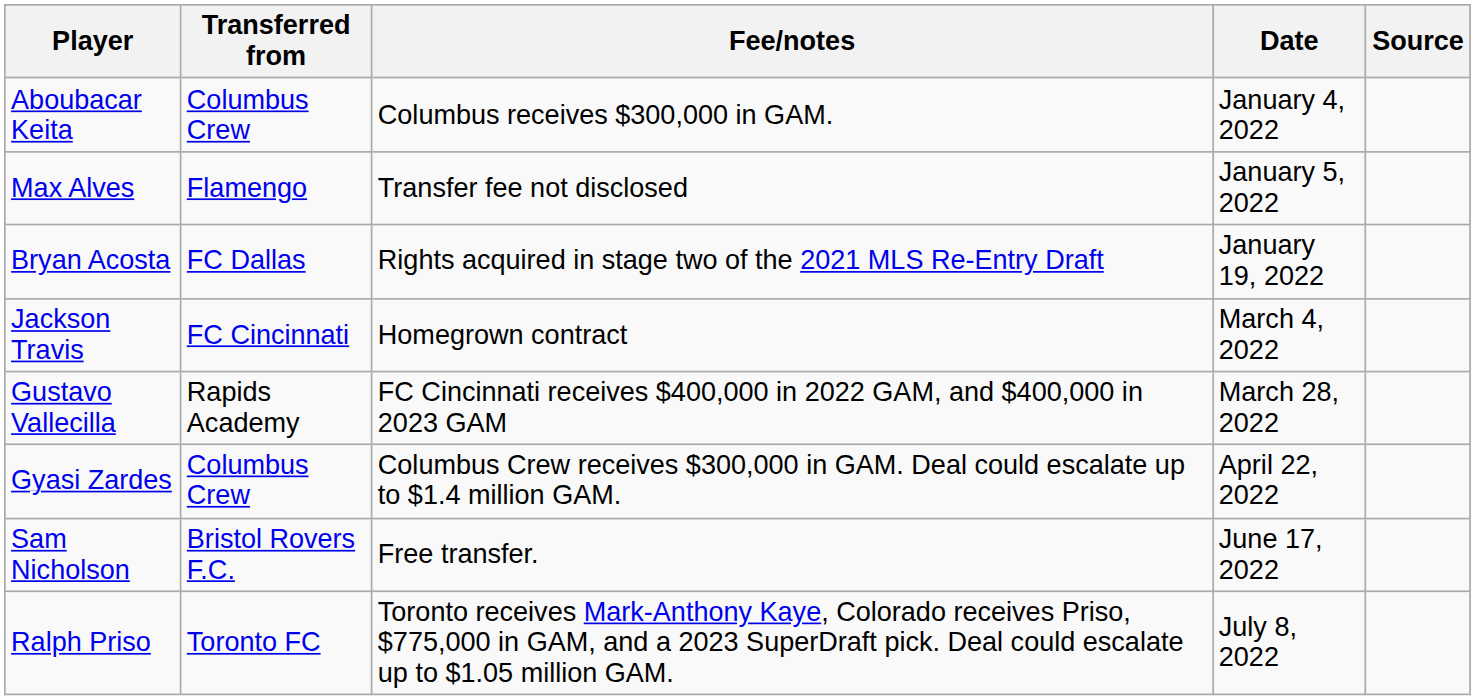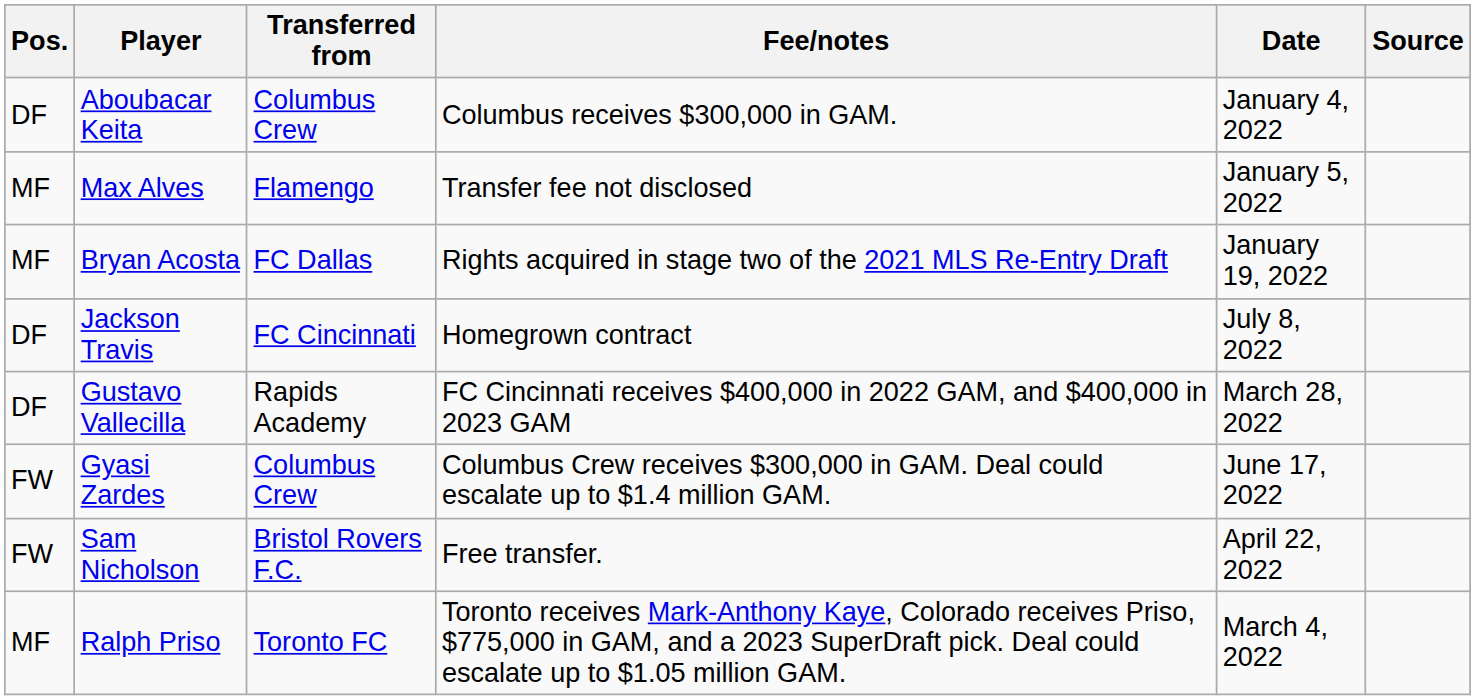+ column: (40, 41)
(1271, 334) March 4, 2022 -> (1262, 334) July 8, 2022
(1268, 480) April 22, 2022 -> (1275, 480) June 17, 2022
(1271, 554) June 17, 2022 -> (1272, 554) April 22, 2022
(1258, 642) July 8, 2022 -> (1275, 642) March 4, 2022
